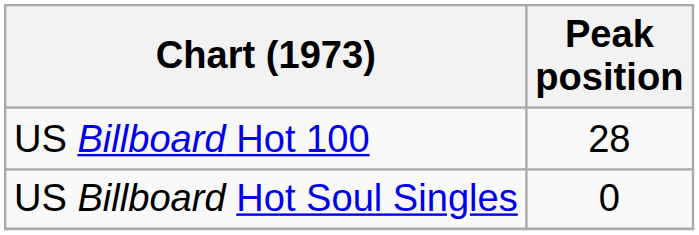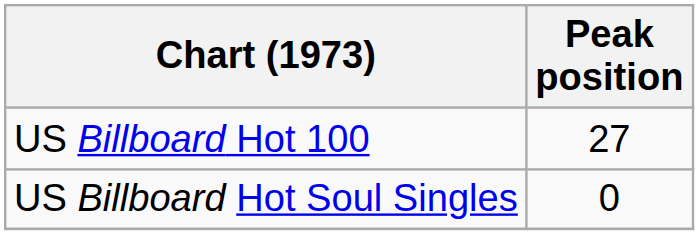(609, 137) 28 -> (609, 137) 27
